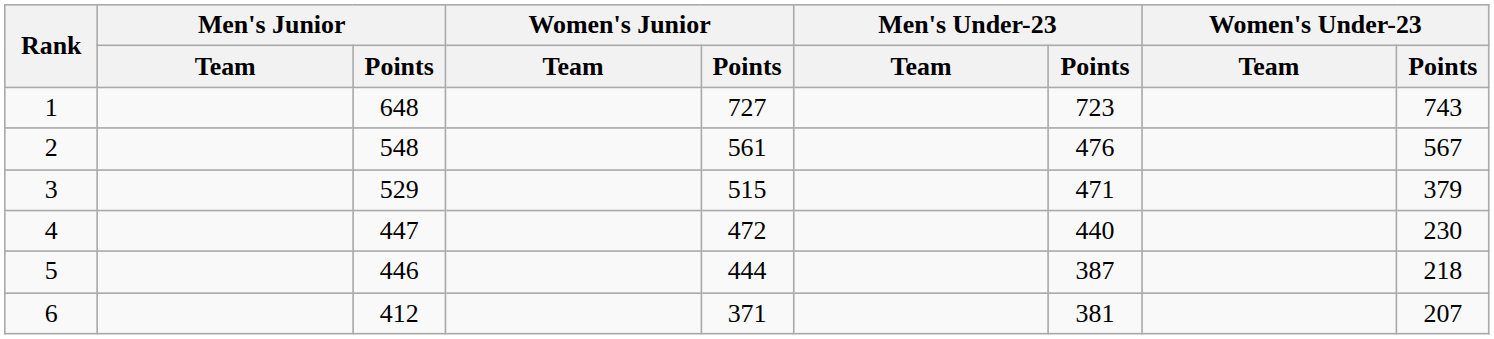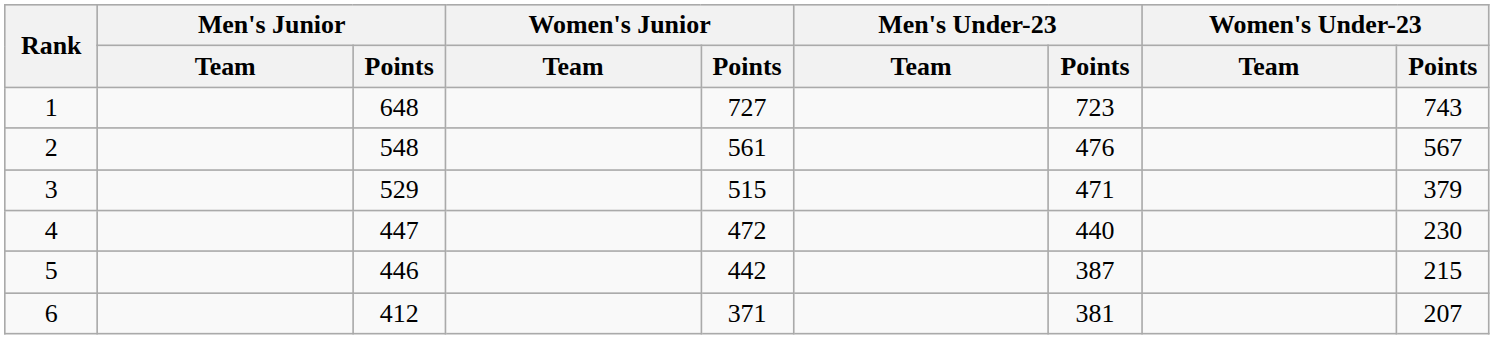(747, 271) 444 -> (747, 271) 442
(1443, 271) 218 -> (1443, 271) 215
